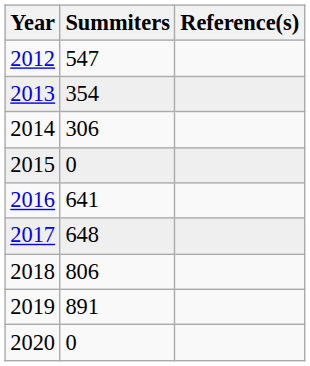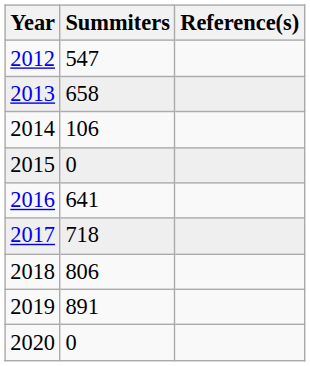(82, 93) 354 -> (82, 93) 658
(82, 129) 306 -> (82, 129) 106
(82, 235) 648 -> (82, 235) 718
